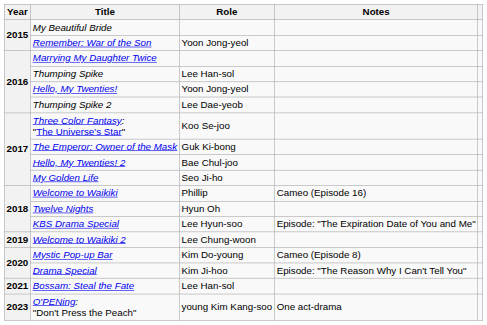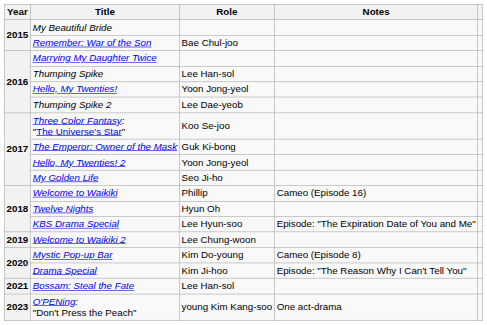(215, 43) Yoon Jong-yeol -> (210, 43) Bae Chul-joo
(210, 162) Bae Chul-joo -> (215, 162) Yoon Jong-yeol
